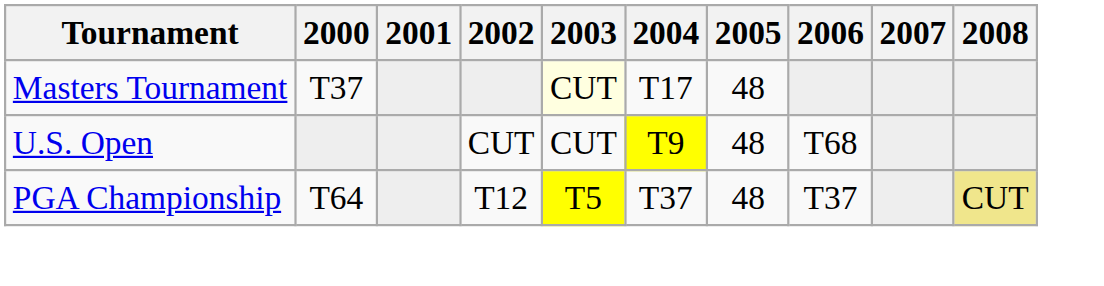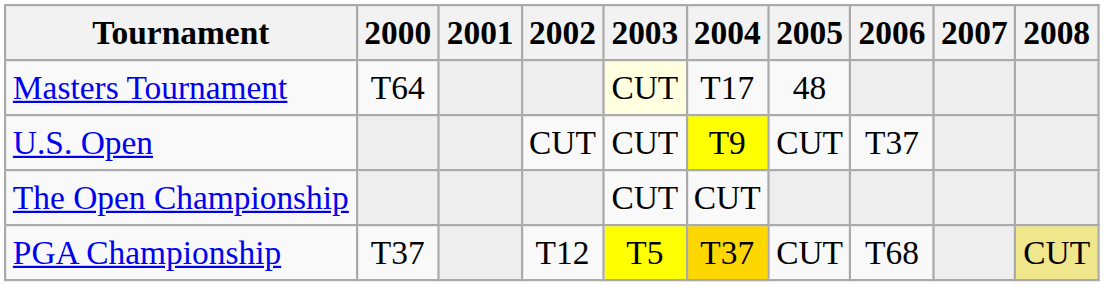(336, 87) T37 -> (398, 87) T64
(748, 142) 48 -> (810, 142) CUT
(831, 142) T68 -> (892, 142) T37
+ row: (181, 197)
(336, 197) T64 -> (398, 252) T37
(666, 197) no background -> (727, 252) gold background
(748, 197) 48 -> (810, 252) CUT
(831, 197) T37 -> (892, 252) T68
